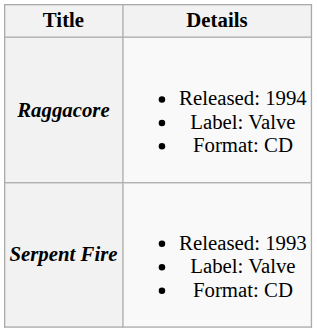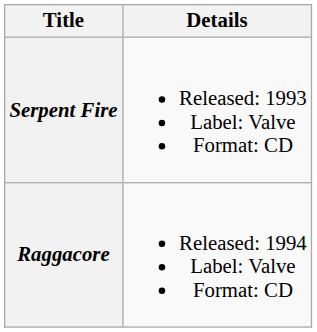rows swapped: (63, 254) <-> (63, 109)
